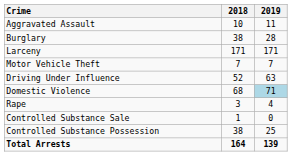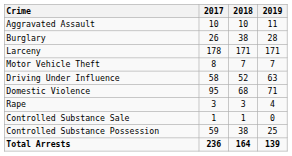+ column: (214, 11)
(271, 91) lightblue background -> (272, 91) no background
